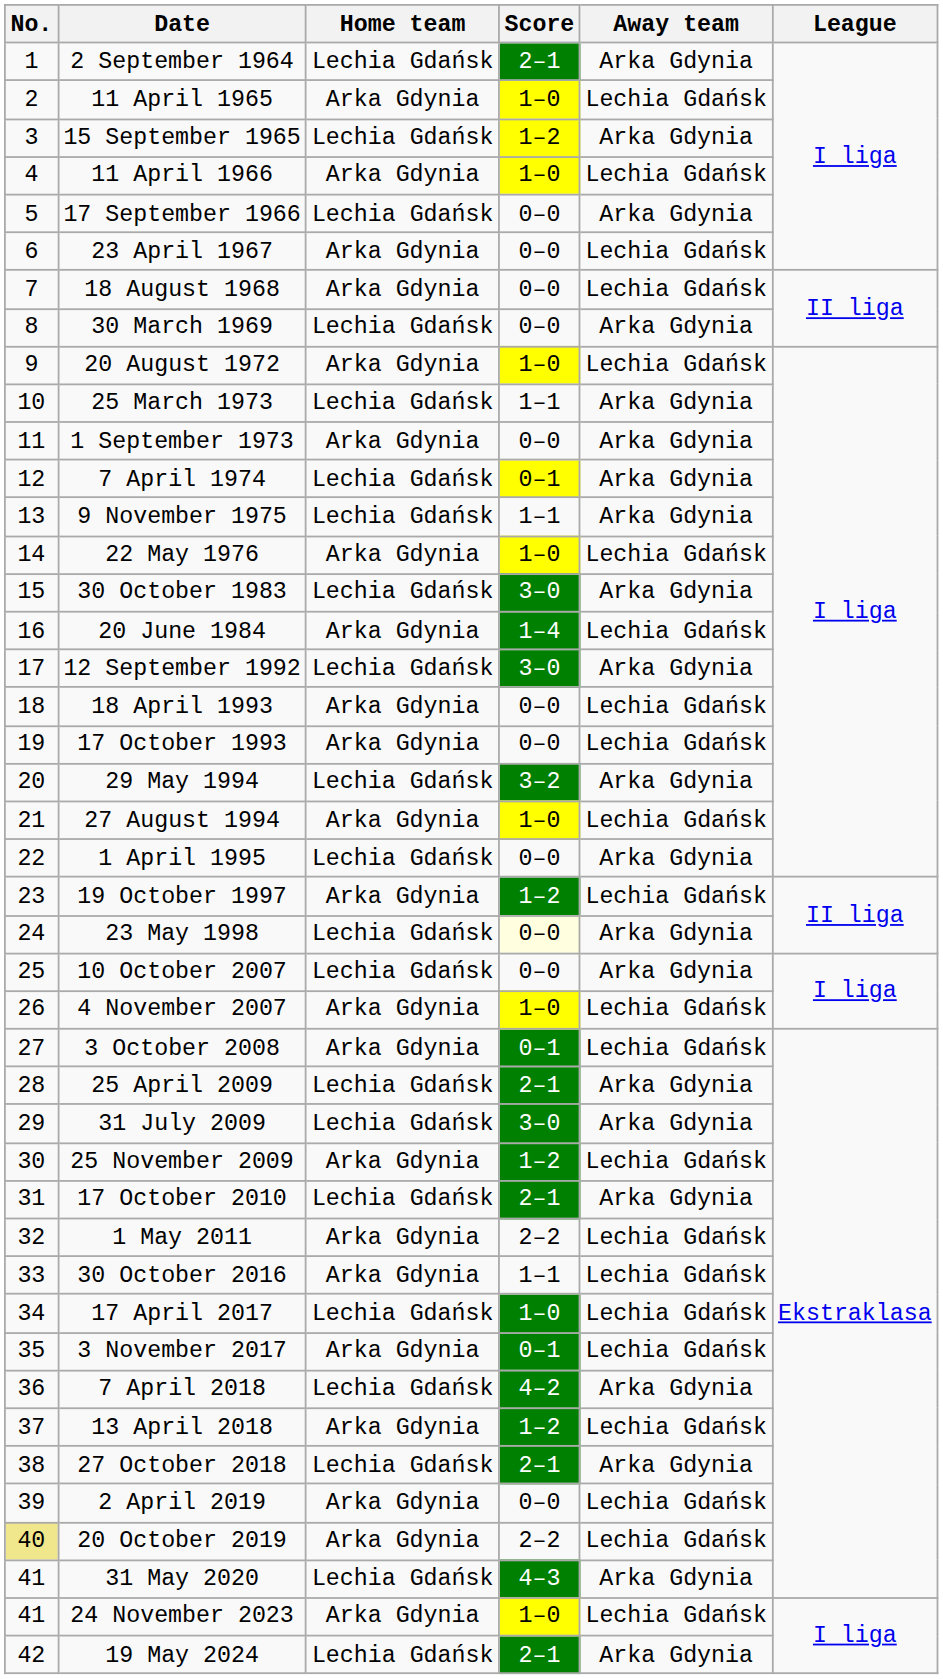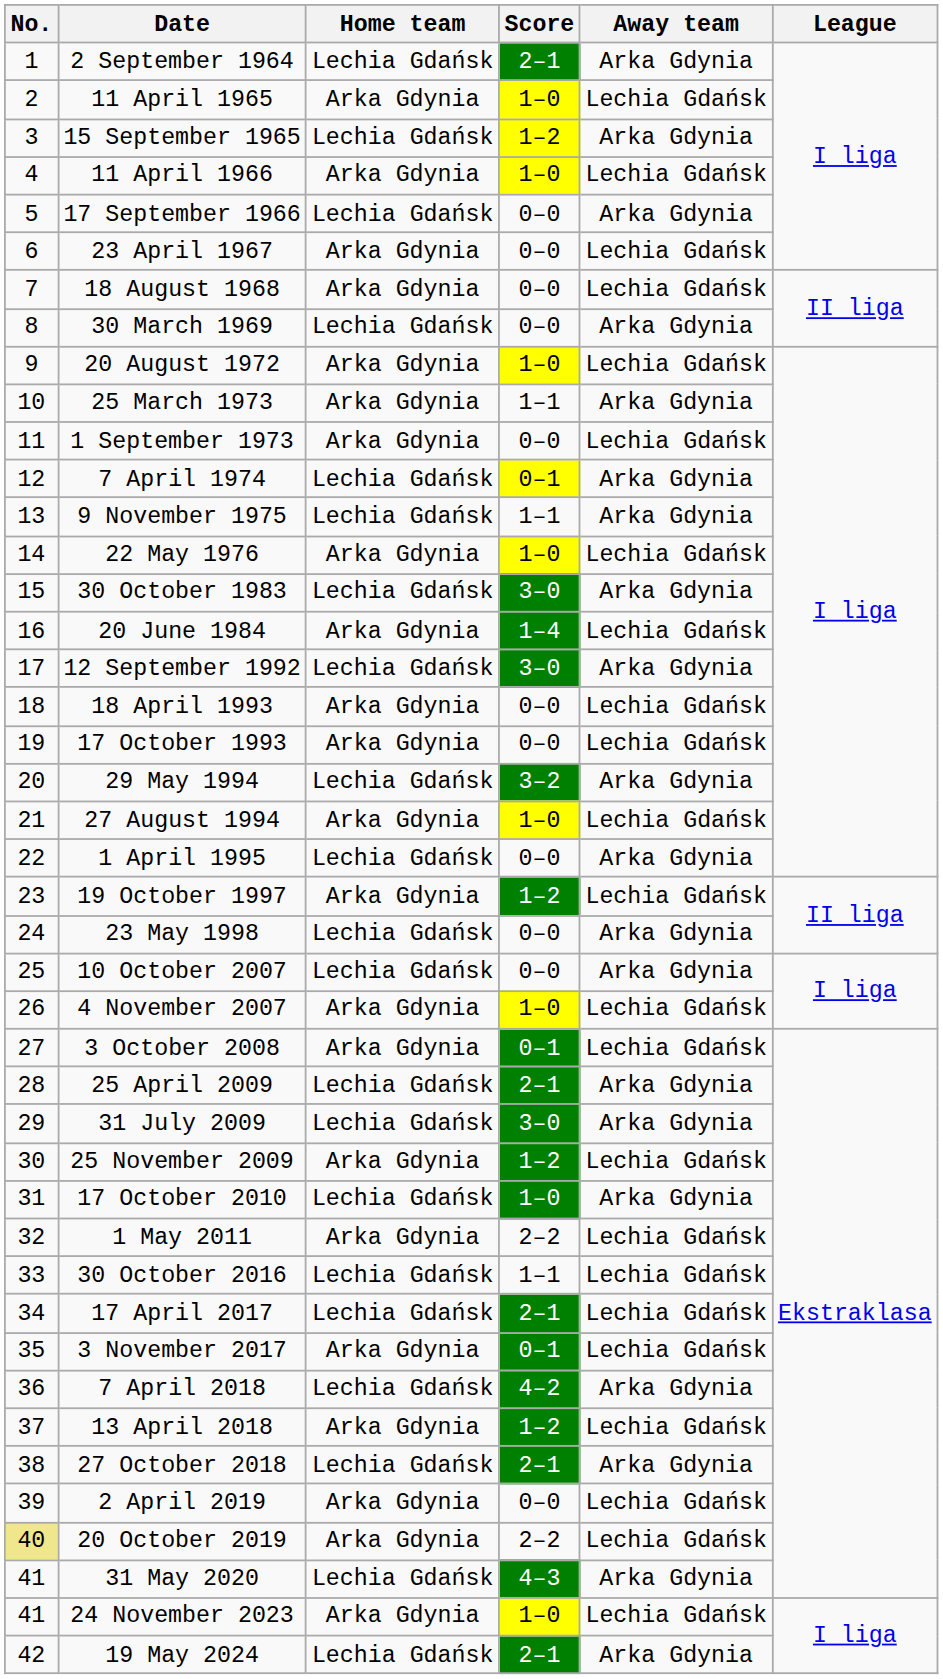(403, 403) Lechia Gdańsk -> (403, 403) Arka Gdynia
(676, 441) Arka Gdynia -> (676, 441) Lechia Gdańsk
(539, 934) lightyellow background -> (539, 934) no background
(539, 1200) 2–1 -> (539, 1200) 1–0
(403, 1275) Arka Gdynia -> (403, 1275) Lechia Gdańsk
(539, 1313) 1–0 -> (539, 1313) 2–1
